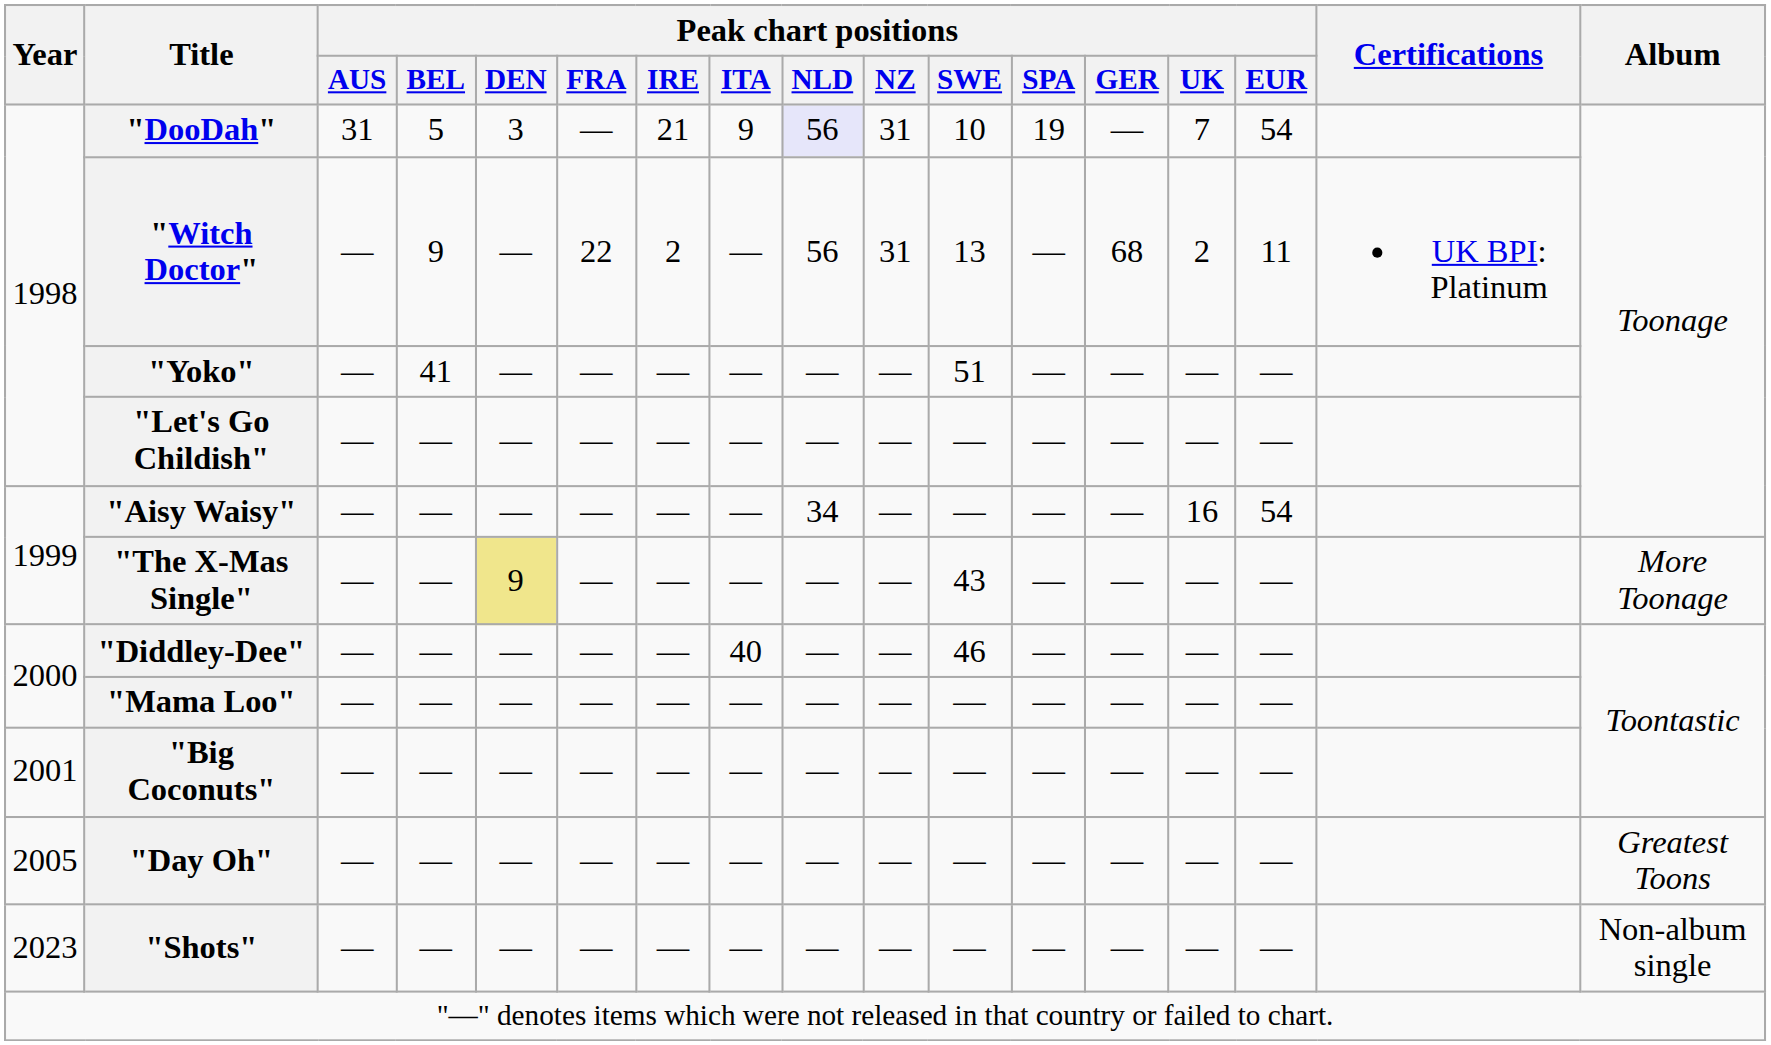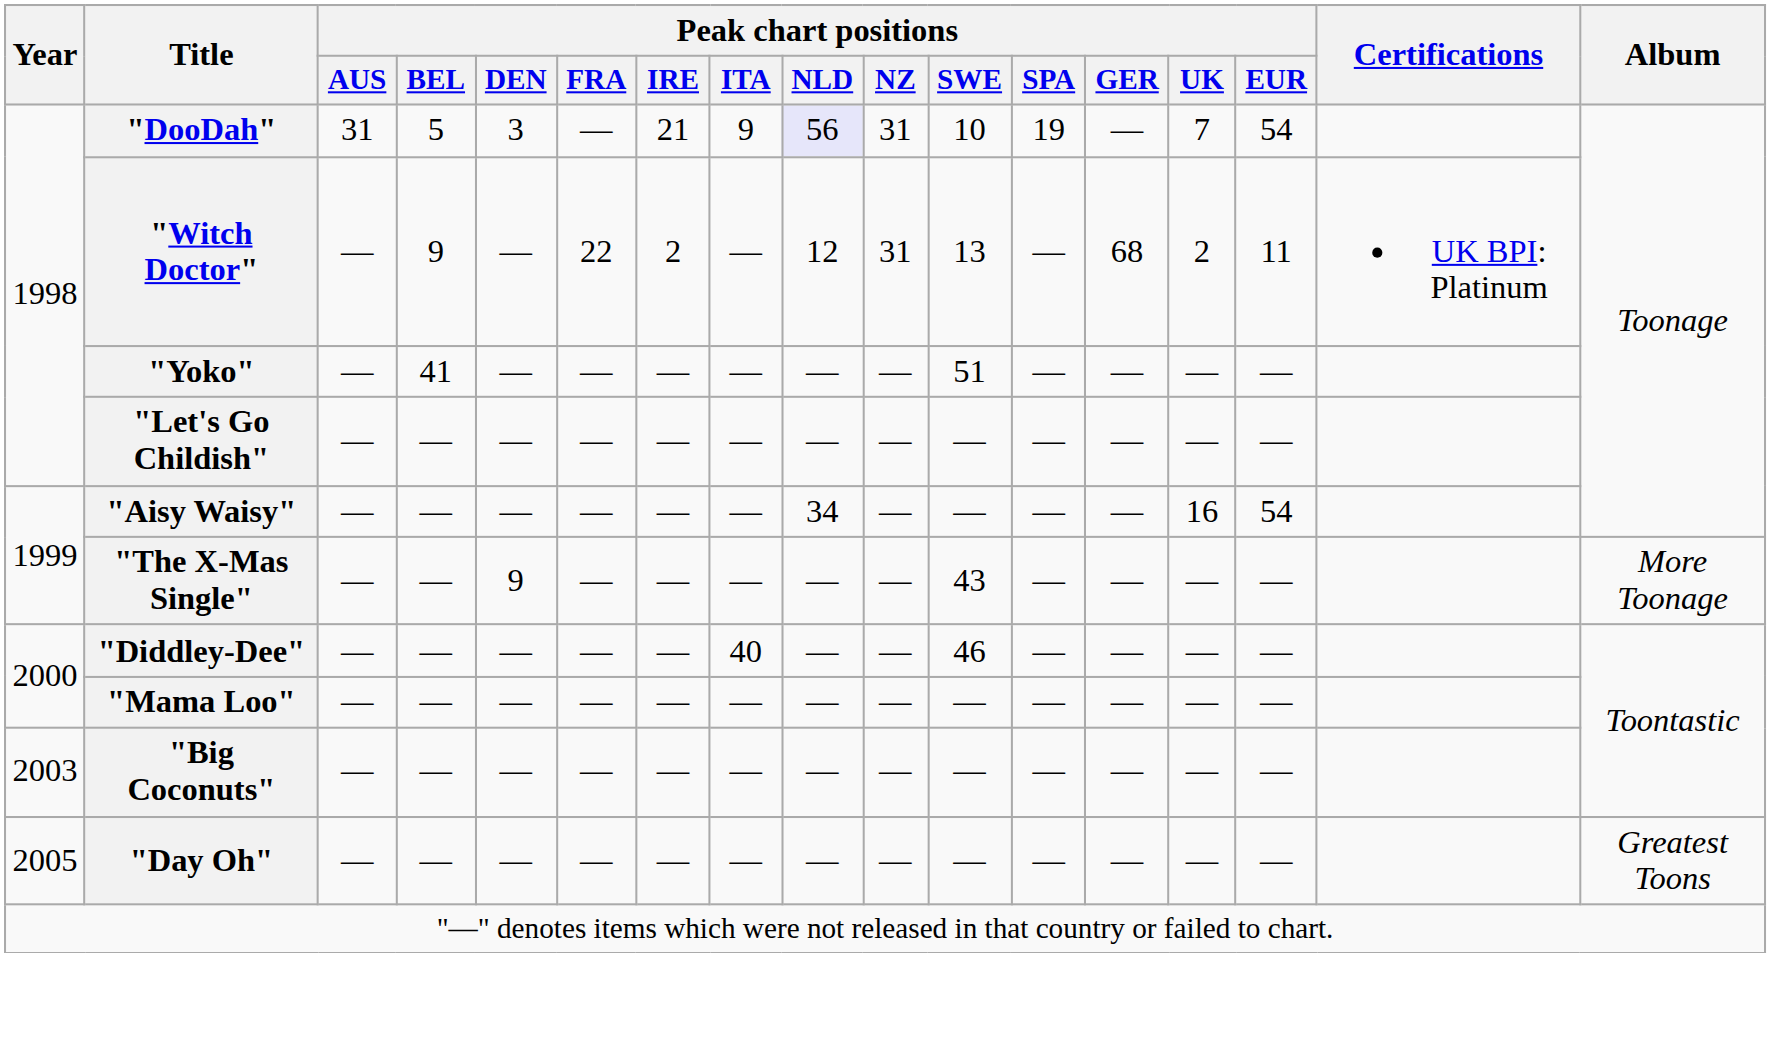(822, 250) 56 -> (822, 250) 12
(516, 580) khaki background -> (516, 580) no background
(45, 771) 2001 -> (45, 771) 2003
- row: (201, 947)
